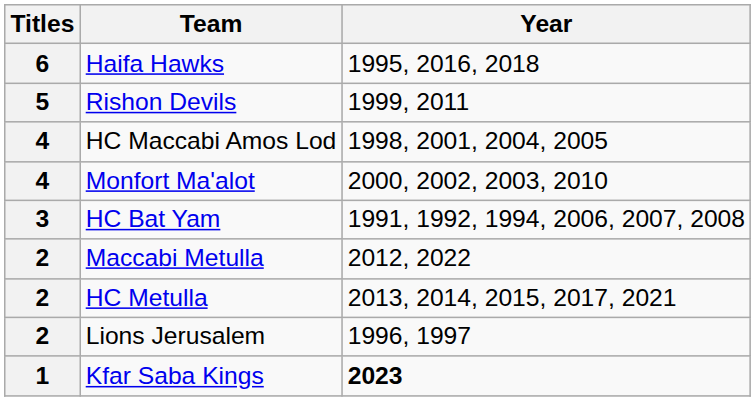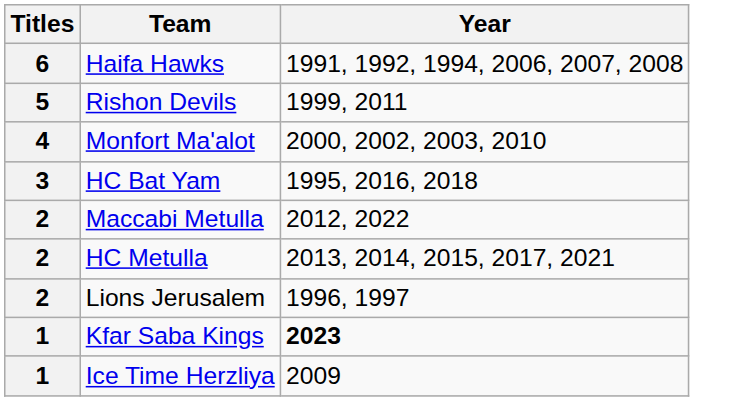(444, 63) 1995, 2016, 2018 -> (485, 63) 1991, 1992, 1994, 2006, 2007, 2008
- row: (211, 141)
(546, 219) 1991, 1992, 1994, 2006, 2007, 2008 -> (382, 180) 1995, 2016, 2018
+ row: (180, 375)
